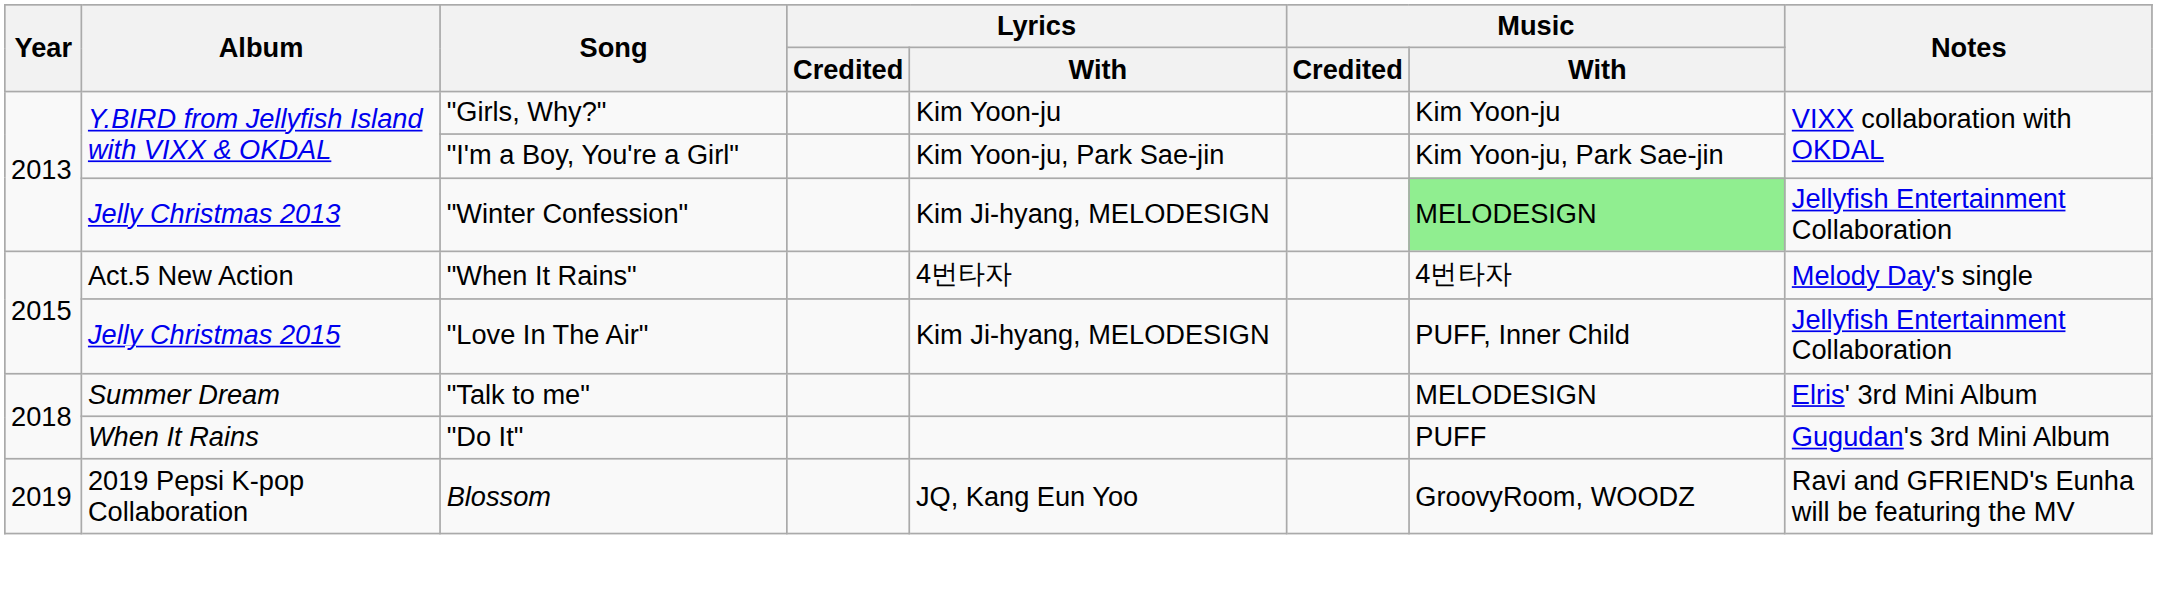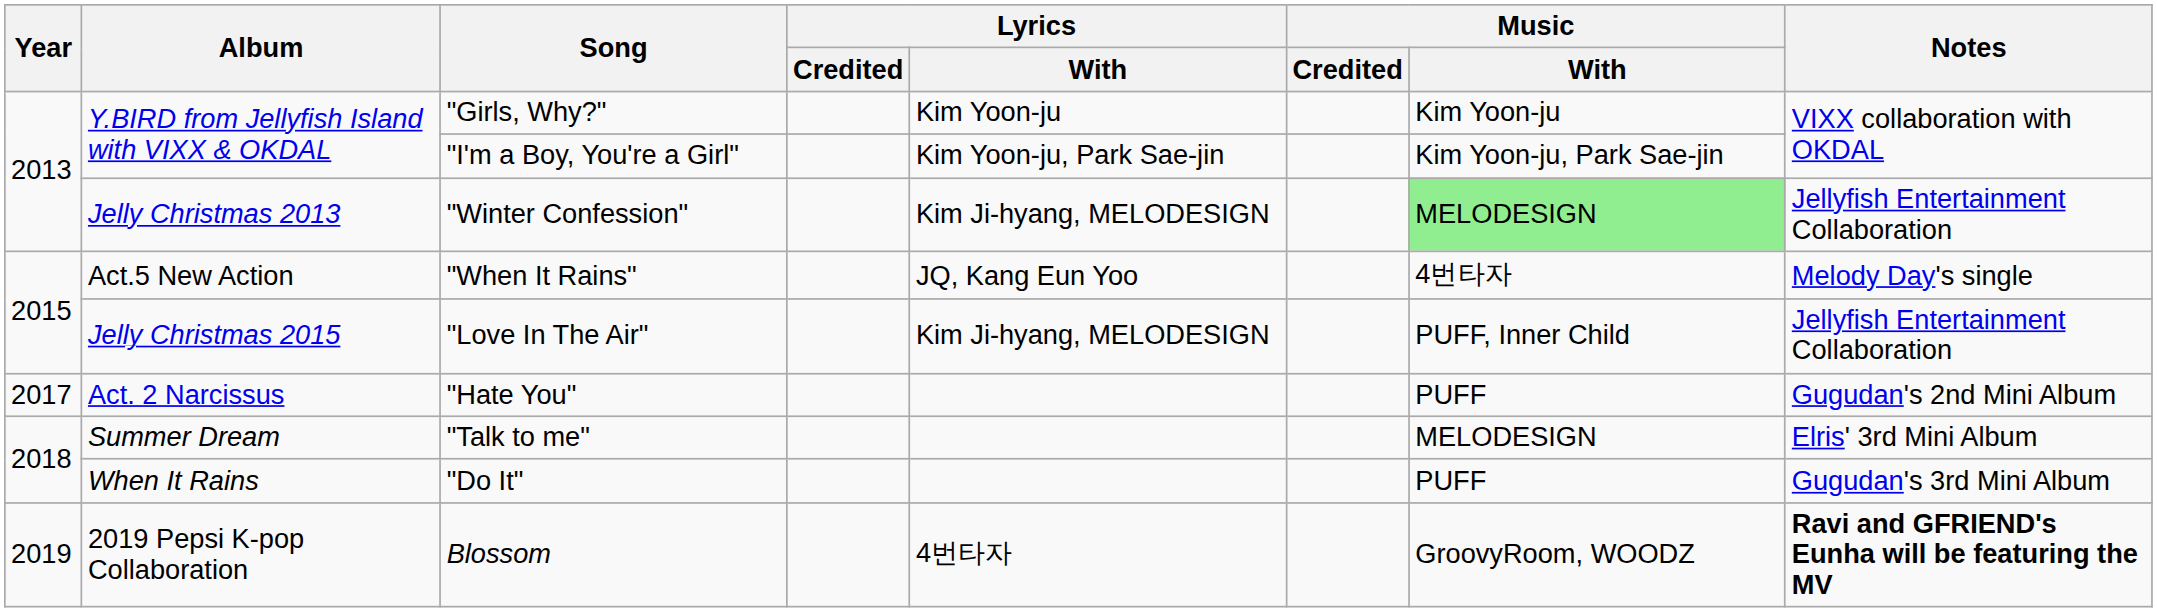(964, 274) 4번타자 -> (1027, 274) JQ, Kang Eun Yoo
+ row: (512, 394)
(1027, 495) JQ, Kang Eun Yoo -> (964, 553) 4번타자
(1963, 495) normal -> (1965, 554) bold
